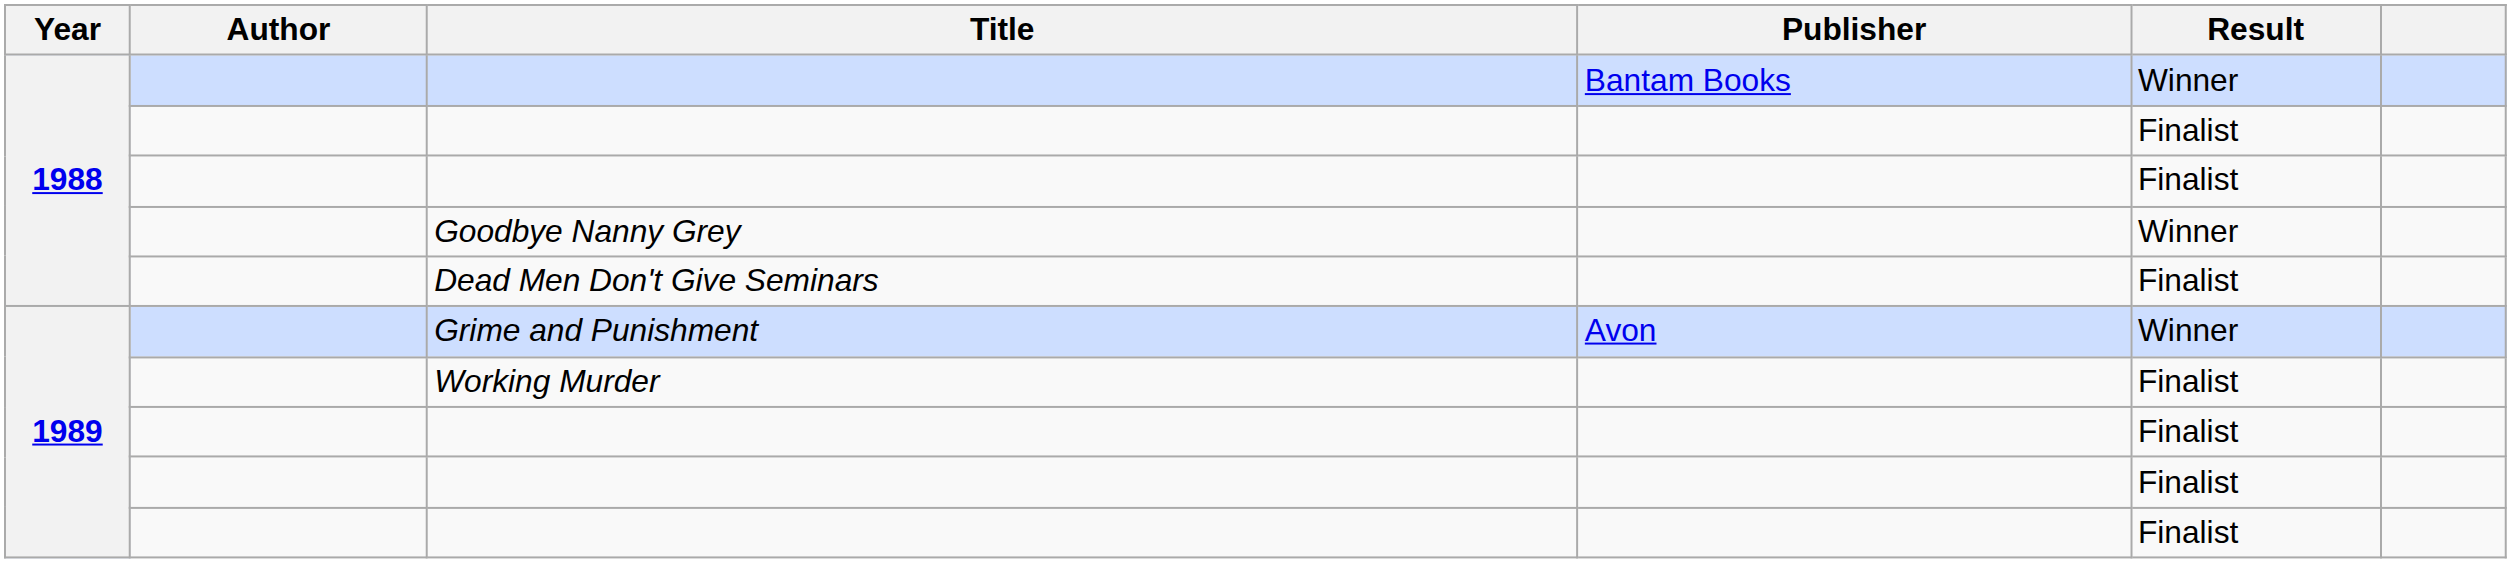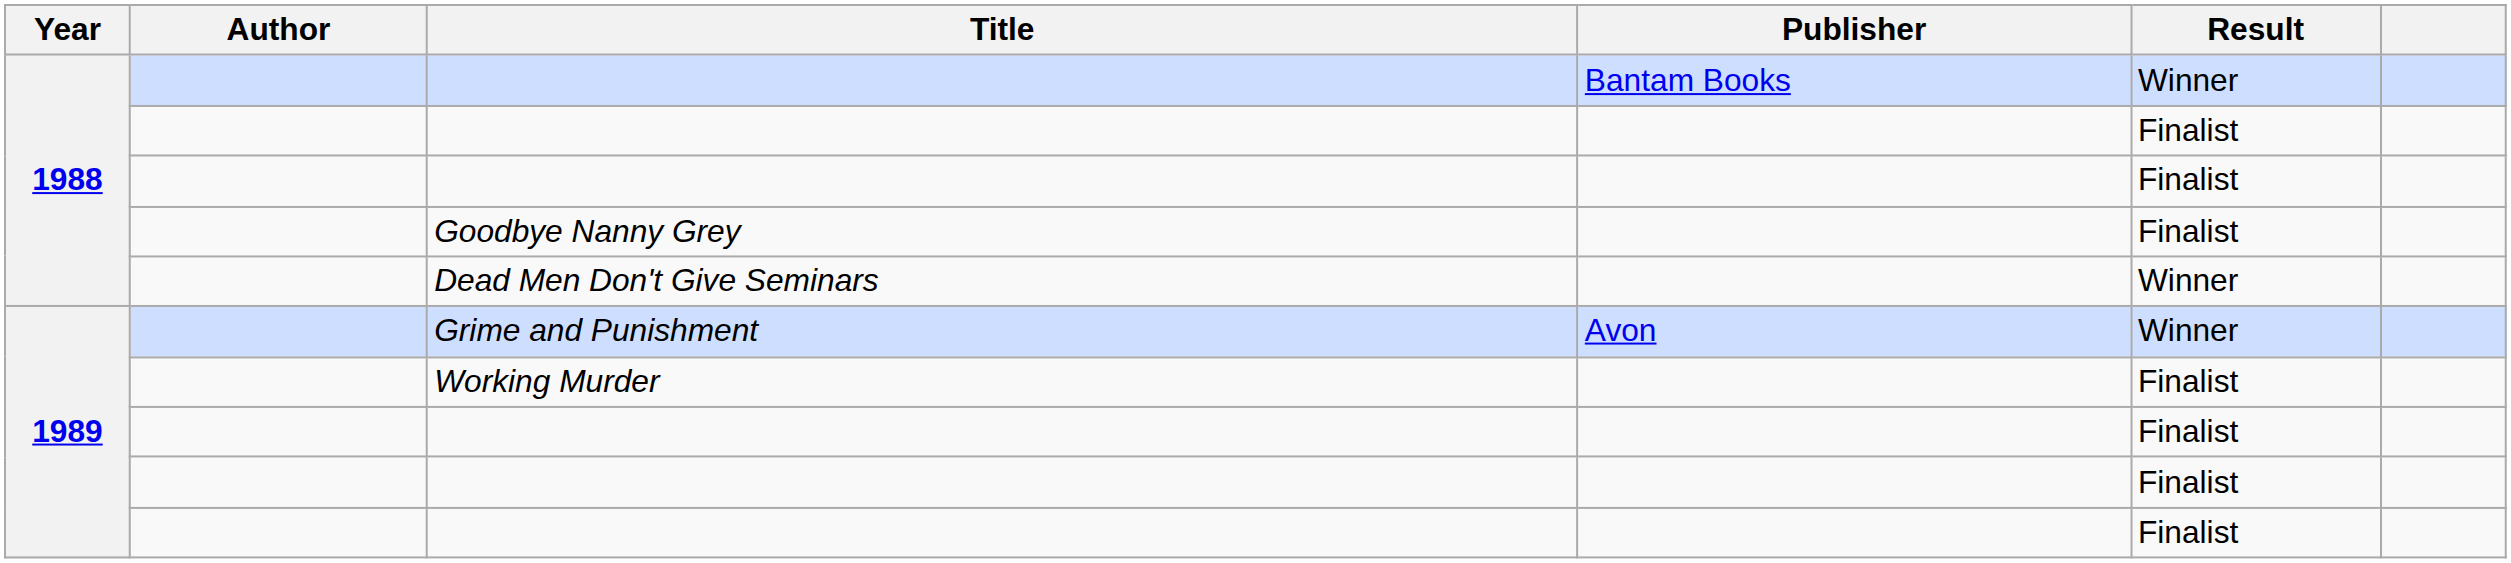(2188, 230) Winner -> (2188, 230) Finalist
(2188, 280) Finalist -> (2188, 280) Winner
